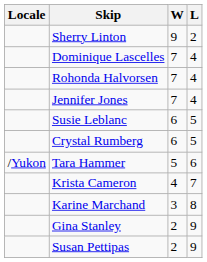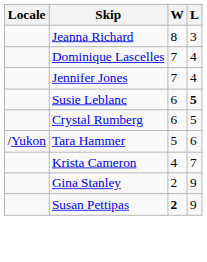- row: (89, 36)
+ row: (93, 36)
- row: (105, 78)
(193, 120) normal -> (193, 99) bold
- row: (99, 204)
(174, 246) normal -> (174, 204) bold
